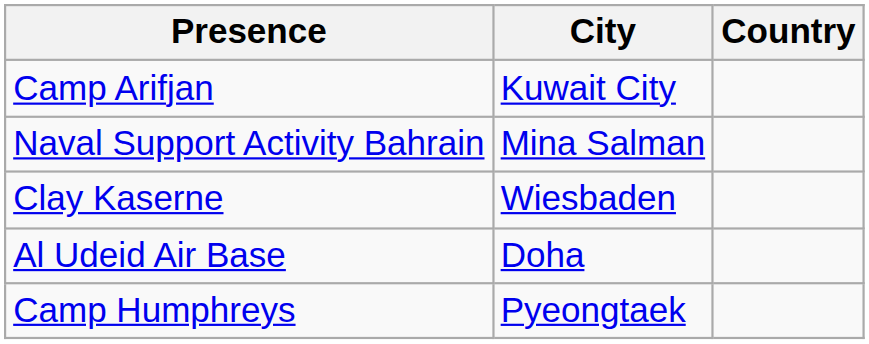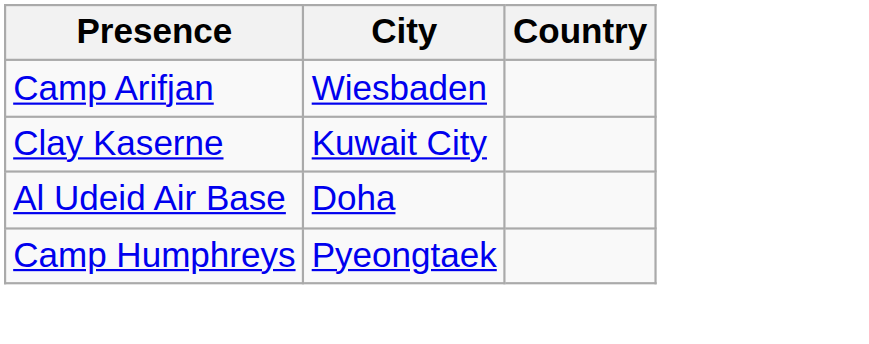(588, 87) Kuwait City -> (399, 87) Wiesbaden
- row: (249, 143)
(588, 198) Wiesbaden -> (399, 143) Kuwait City
